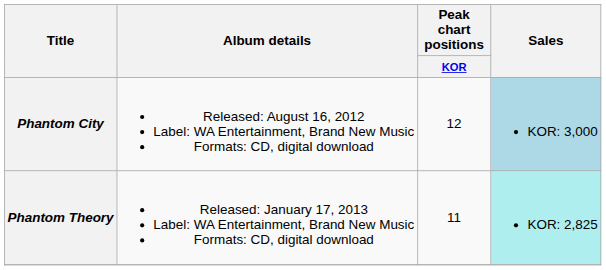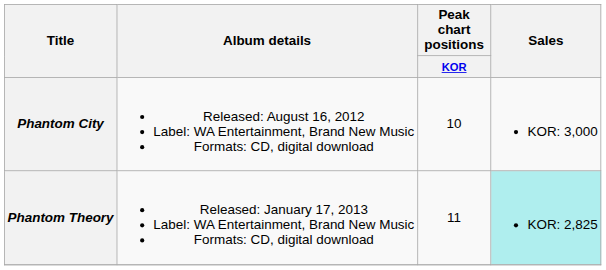(454, 124) 12 -> (454, 124) 10
(546, 132) lightblue background -> (546, 132) no background
